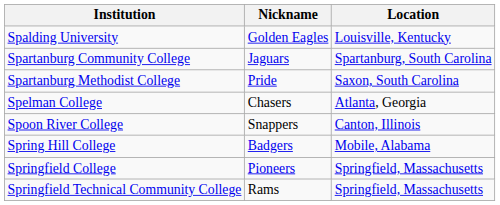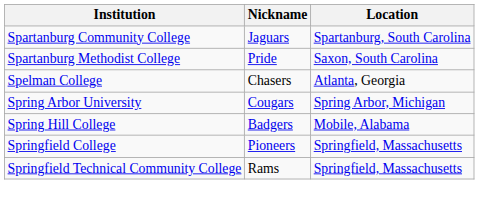- row: (63, 37)
- row: (65, 124)
+ row: (74, 102)
